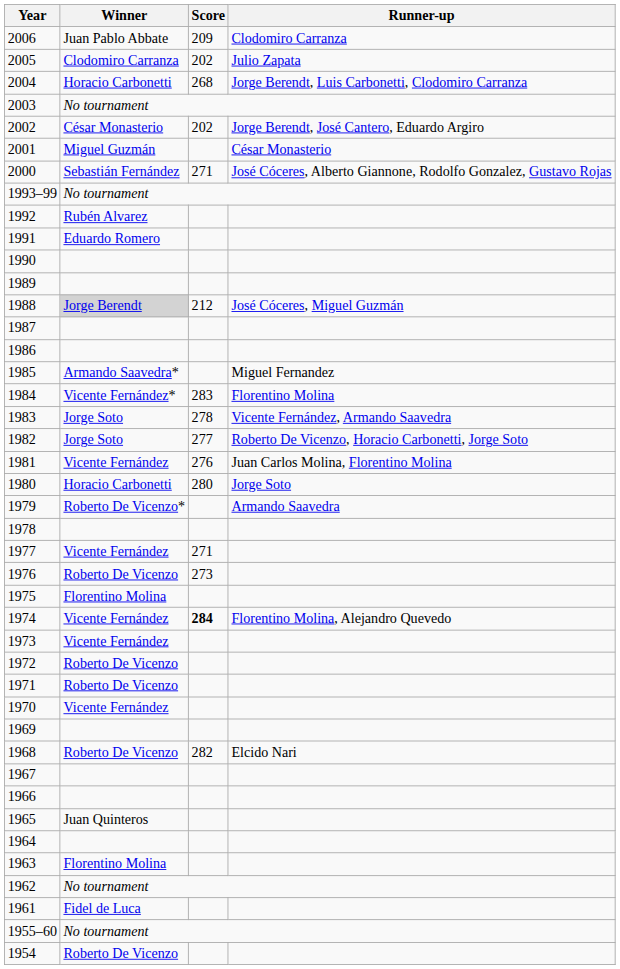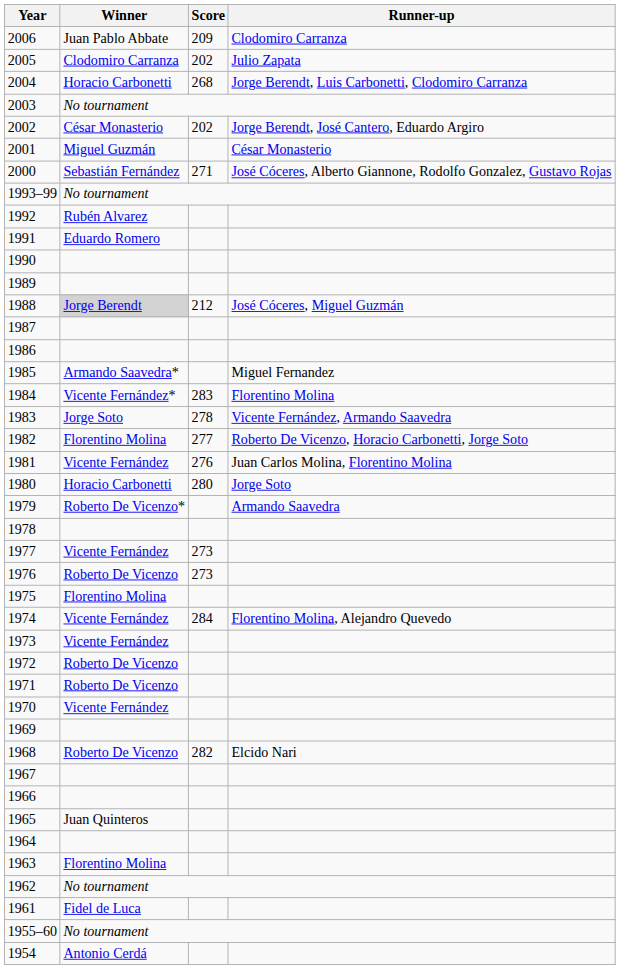(93, 439) Jorge Soto -> (115, 439) Florentino Molina
(202, 551) 271 -> (202, 551) 273
(202, 618) bold -> (202, 618) normal
(121, 953) Roberto De Vicenzo -> (105, 953) Antonio Cerdá
